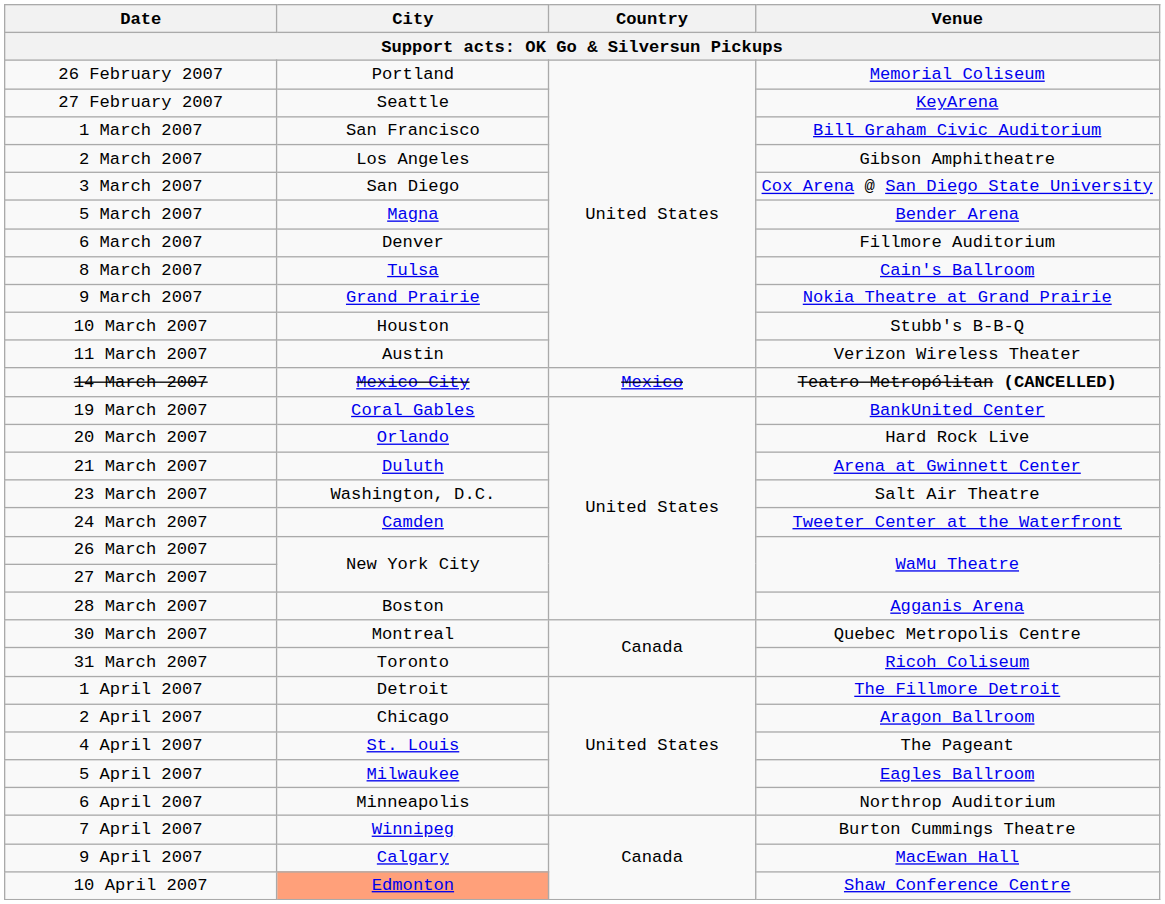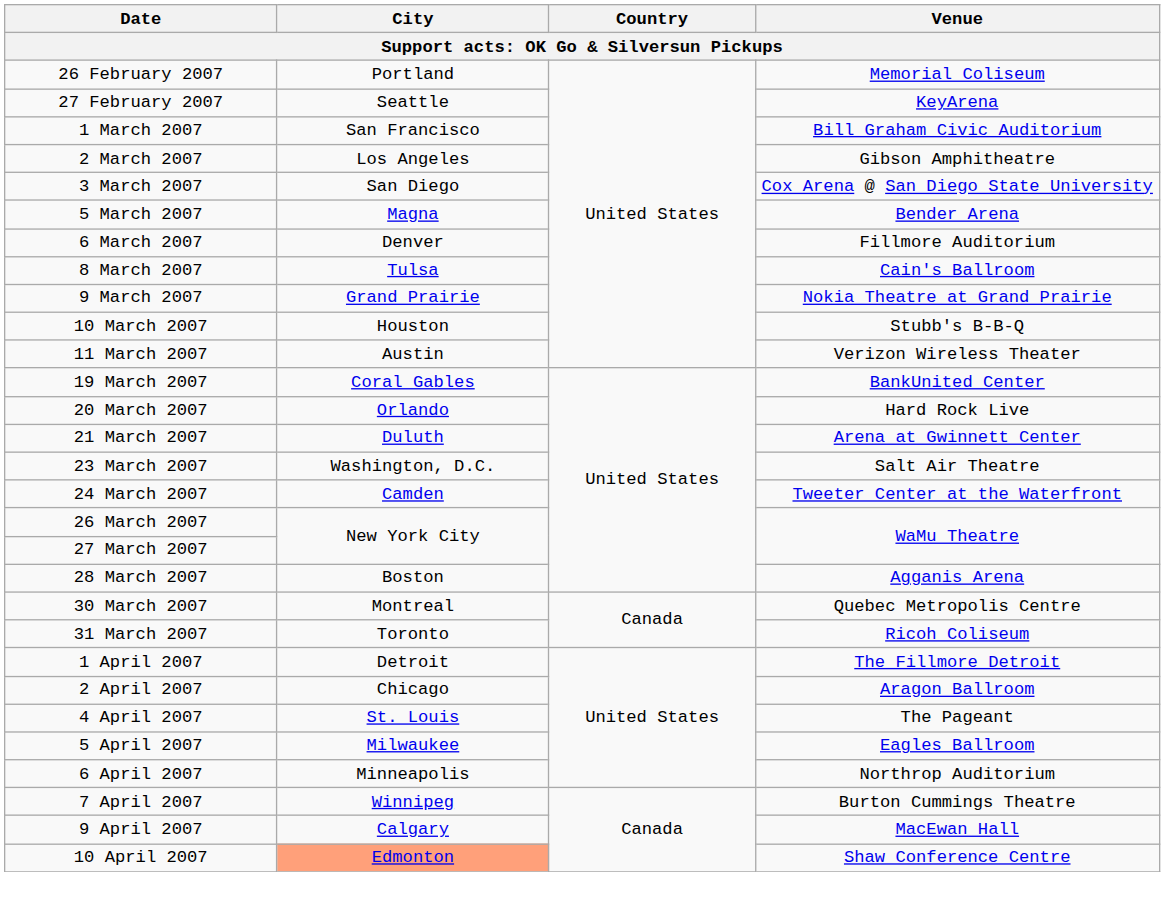- row: (141, 382)
